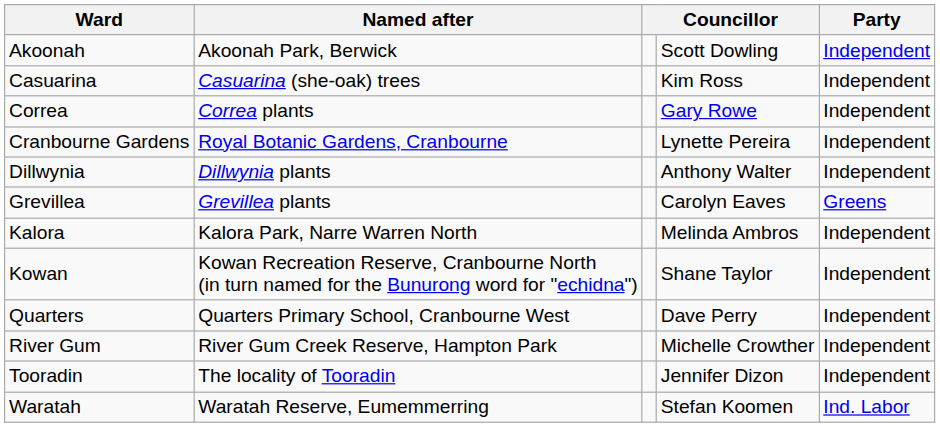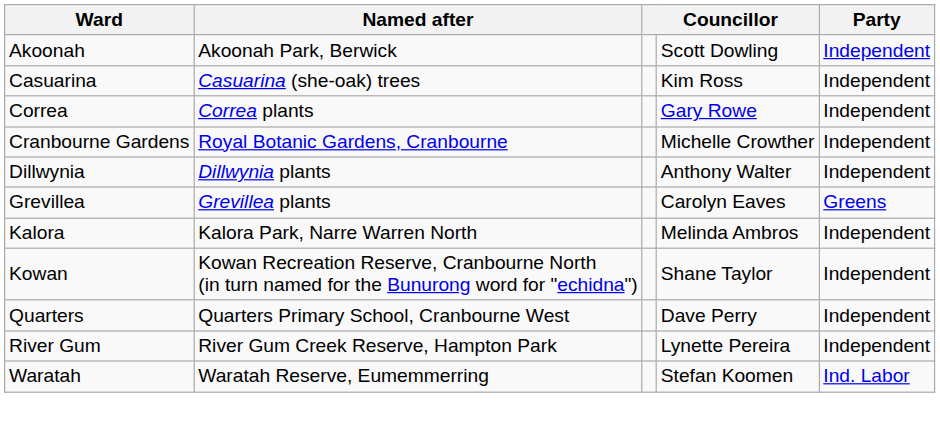(726, 141) Lynette Pereira -> (738, 141) Michelle Crowther
(738, 345) Michelle Crowther -> (726, 345) Lynette Pereira
- row: (46, 376)
